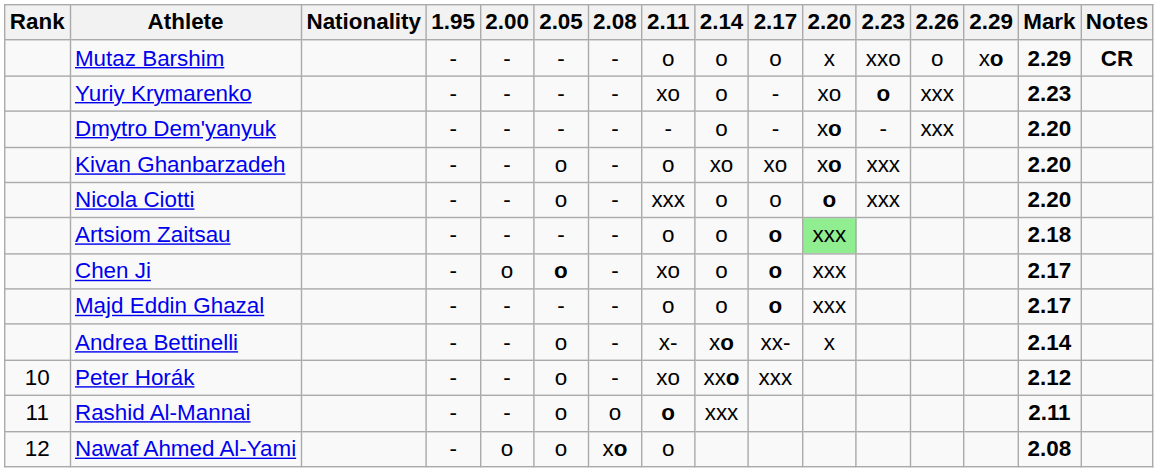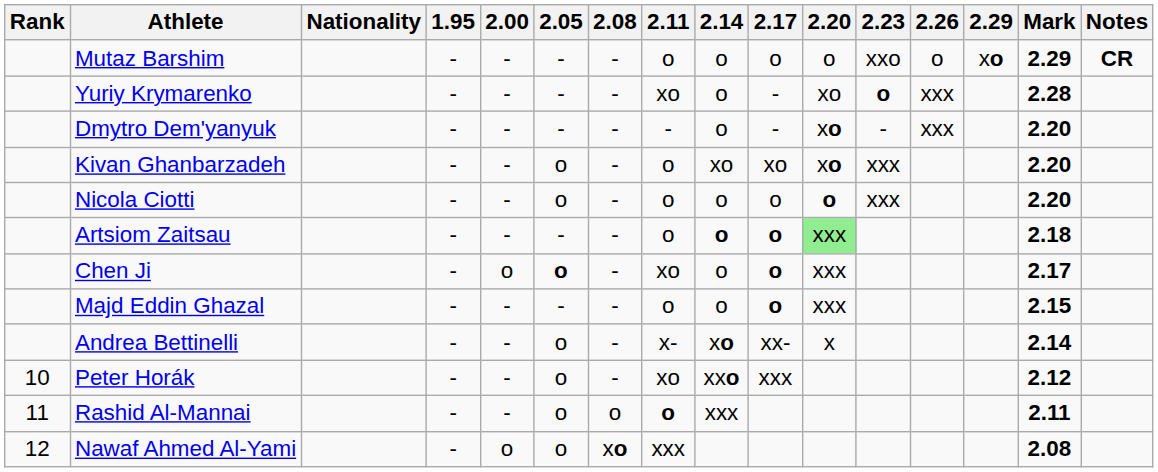(829, 57) x -> (829, 57) o
(1049, 93) 2.23 -> (1049, 93) 2.28
(668, 199) xxx -> (668, 199) o
(722, 235) normal -> (722, 235) bold
(1049, 306) 2.17 -> (1049, 306) 2.15
(668, 448) o -> (668, 448) xxx
